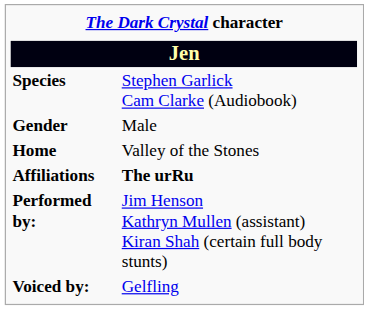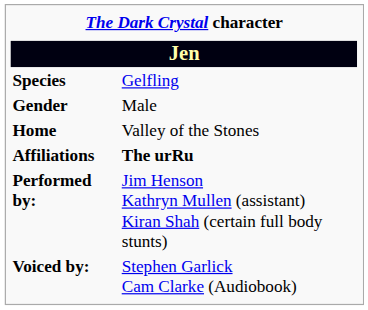(209, 90) Stephen Garlick Cam Clarke (Audiobook) -> (150, 80) Gelfling
(150, 286) Gelfling -> (209, 276) Stephen Garlick Cam Clarke (Audiobook)
